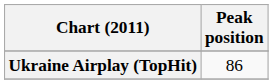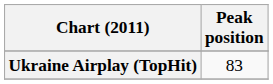(234, 65) 86 -> (234, 65) 83
